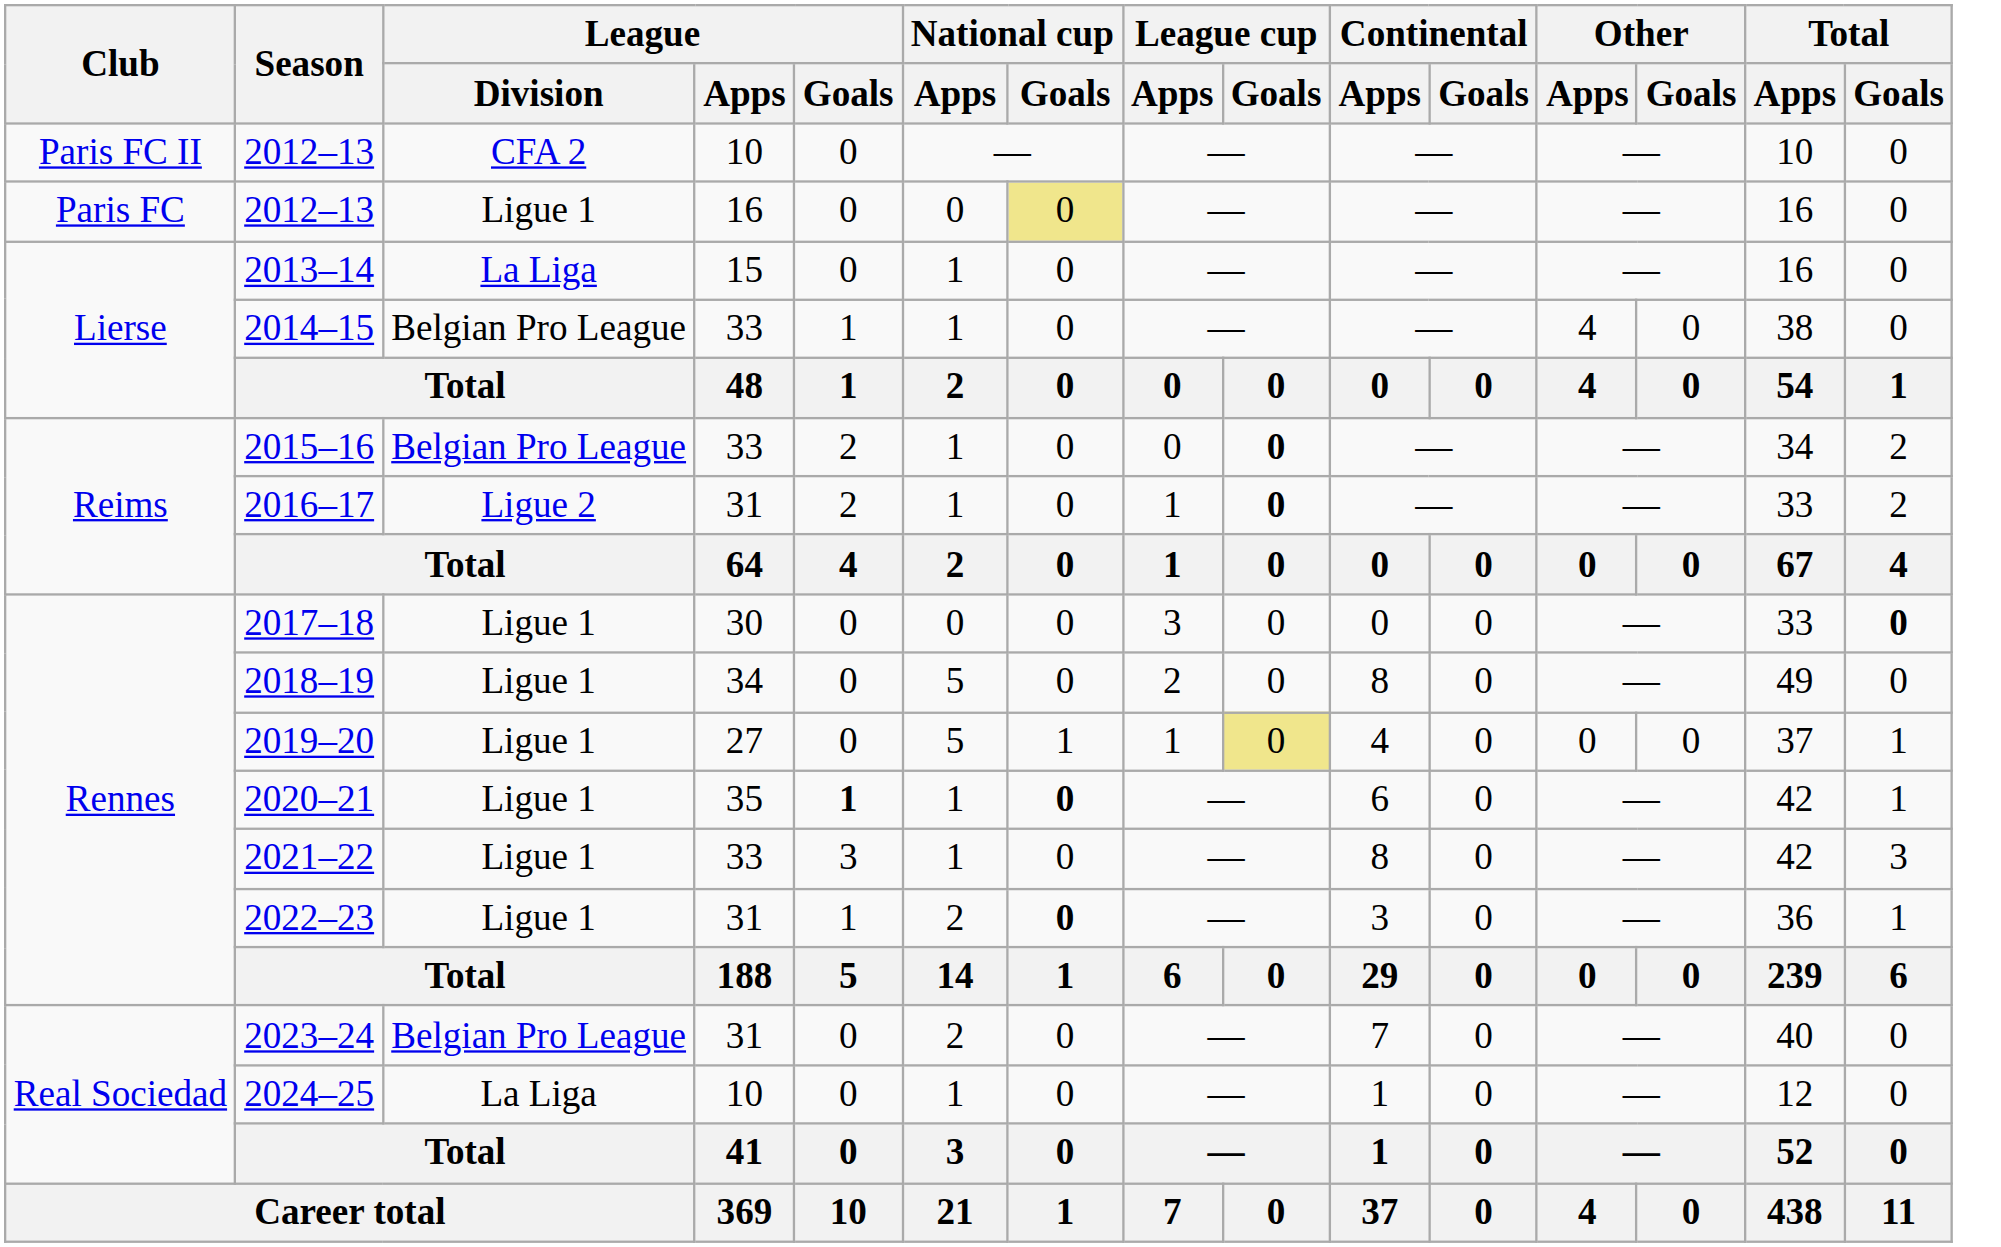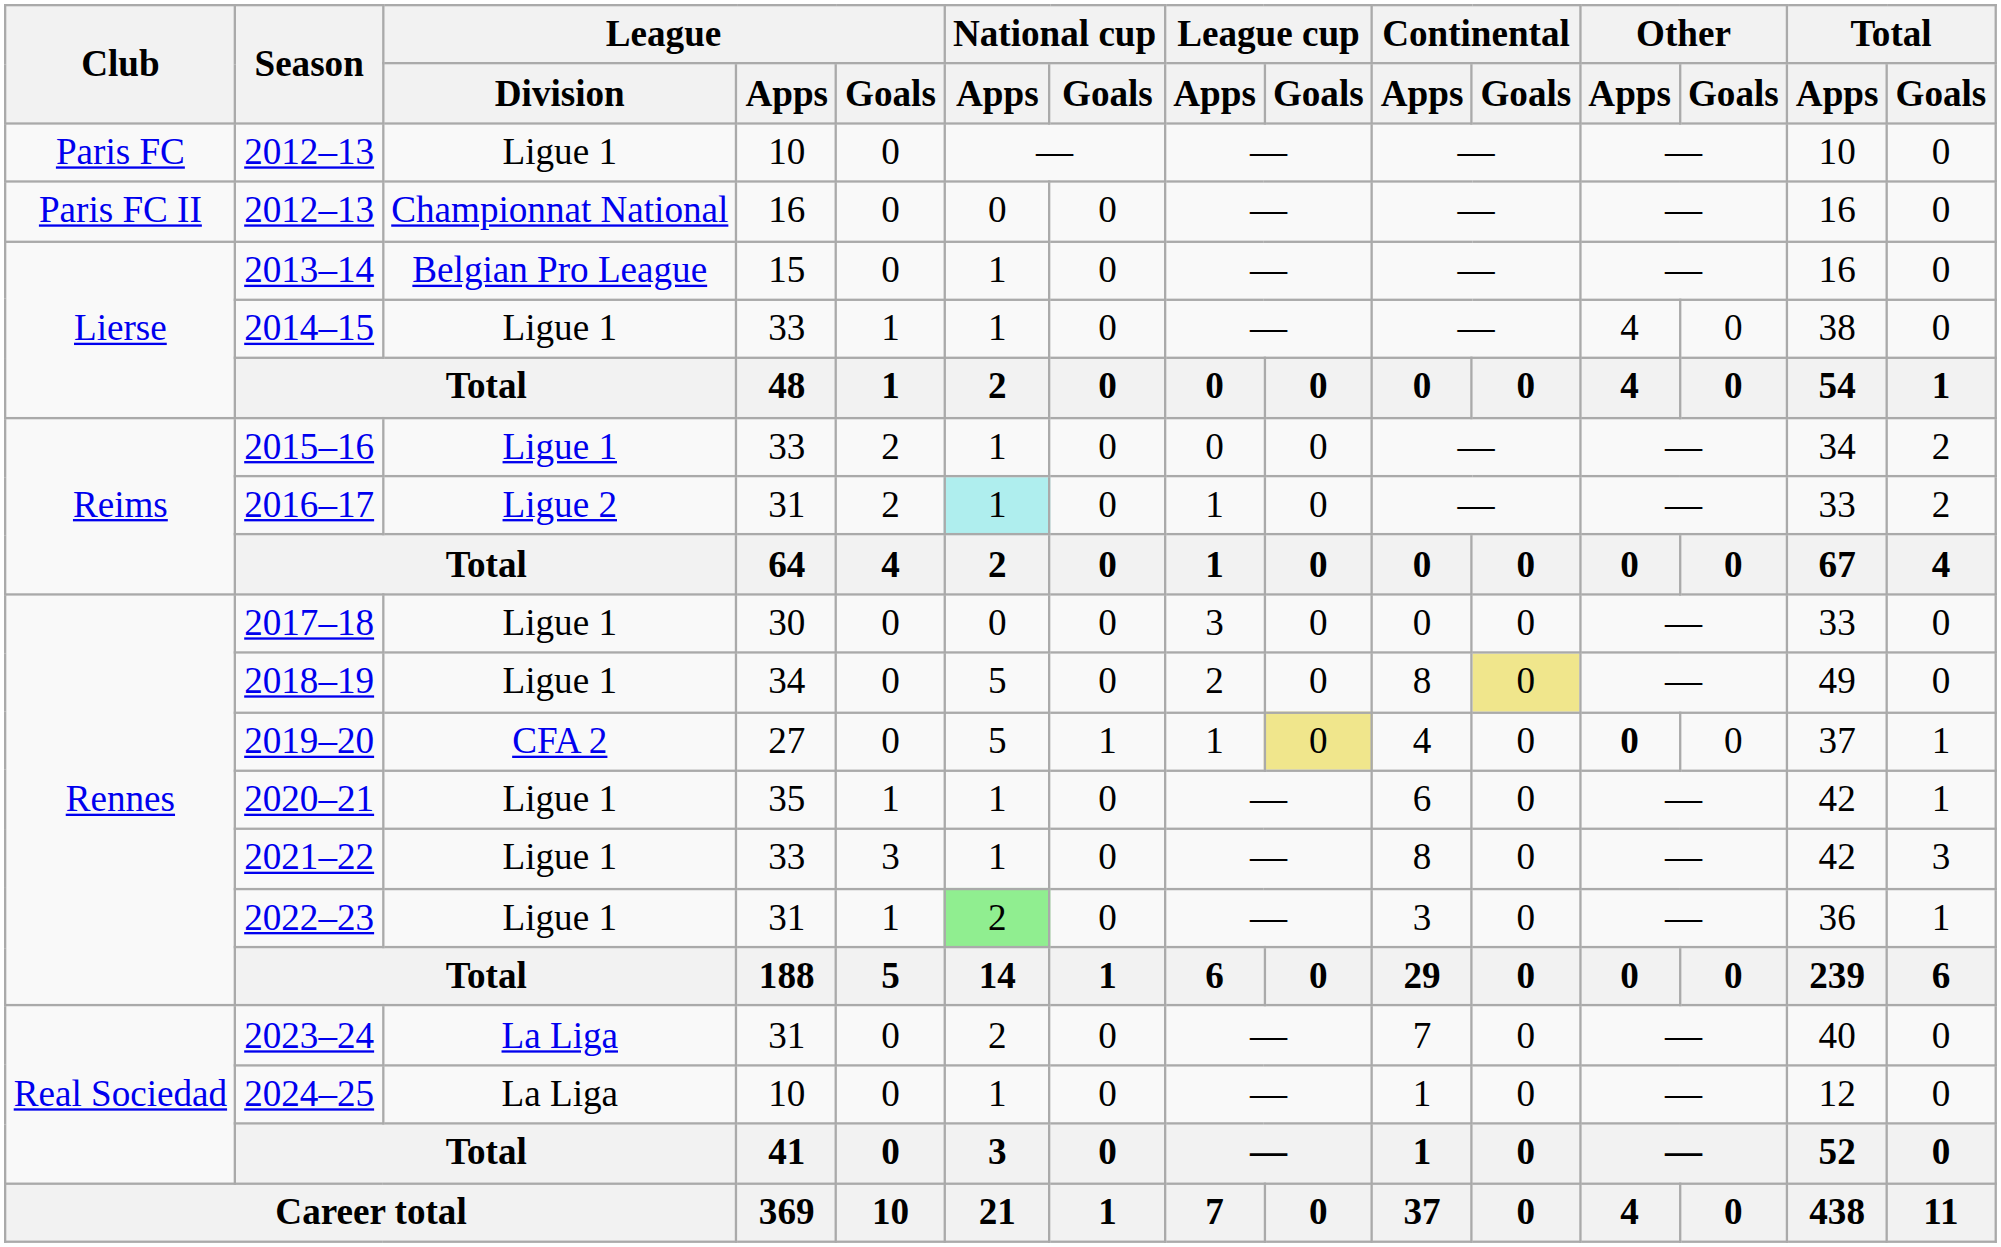(120, 151) Paris FC II -> (120, 151) Paris FC
(539, 151) CFA 2 -> (560, 151) Ligue 1
(120, 210) Paris FC -> (120, 210) Paris FC II
(539, 210) Ligue 1 -> (560, 210) Championnat National
(1065, 210) khaki background -> (1107, 210) no background
(539, 269) La Liga -> (560, 269) Belgian Pro League
(539, 328) Belgian Pro League -> (560, 328) Ligue 1
(539, 446) Belgian Pro League -> (560, 446) Ligue 1
(1276, 446) bold -> (1318, 446) normal
(955, 504) no background -> (997, 504) paleturquoise background
(1276, 504) bold -> (1318, 504) normal
(1899, 622) bold -> (1941, 622) normal
(1484, 681) no background -> (1526, 681) khaki background
(539, 740) Ligue 1 -> (560, 740) CFA 2
(1587, 740) normal -> (1630, 740) bold
(848, 799) bold -> (890, 799) normal
(1065, 799) bold -> (1107, 799) normal
(955, 916) no background -> (997, 916) lightgreen background
(1065, 916) bold -> (1107, 916) normal
(539, 1034) Belgian Pro League -> (560, 1034) La Liga
